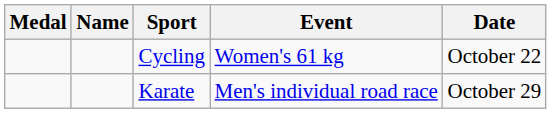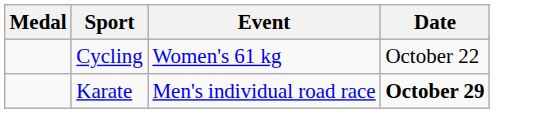- column: (103, 21)
(494, 91) normal -> (435, 91) bold
